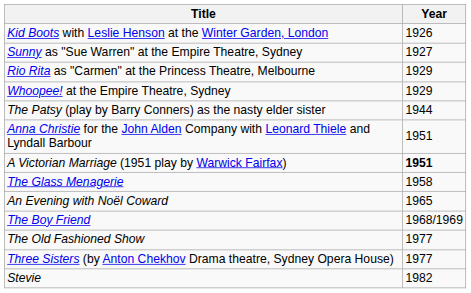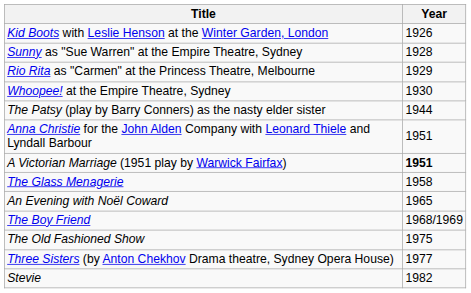(419, 52) 1927 -> (419, 52) 1928
(419, 91) 1929 -> (419, 91) 1930
(419, 239) 1977 -> (419, 239) 1975
